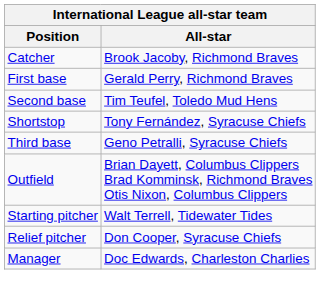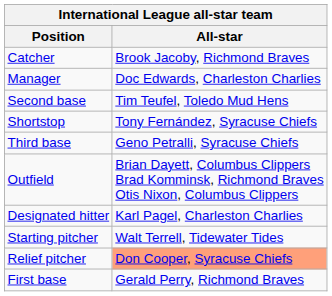rows swapped: (37, 79) <-> (34, 258)
+ row: (58, 215)
(193, 237) no background -> (204, 258) lightsalmon background
